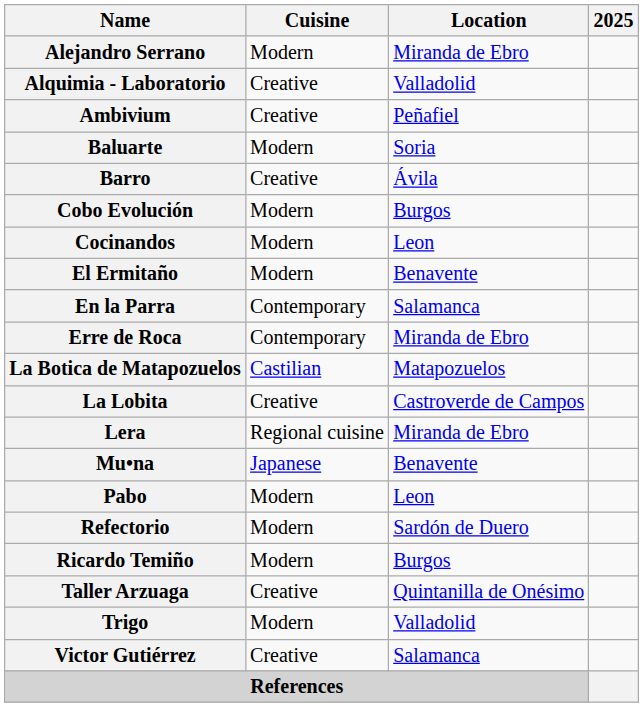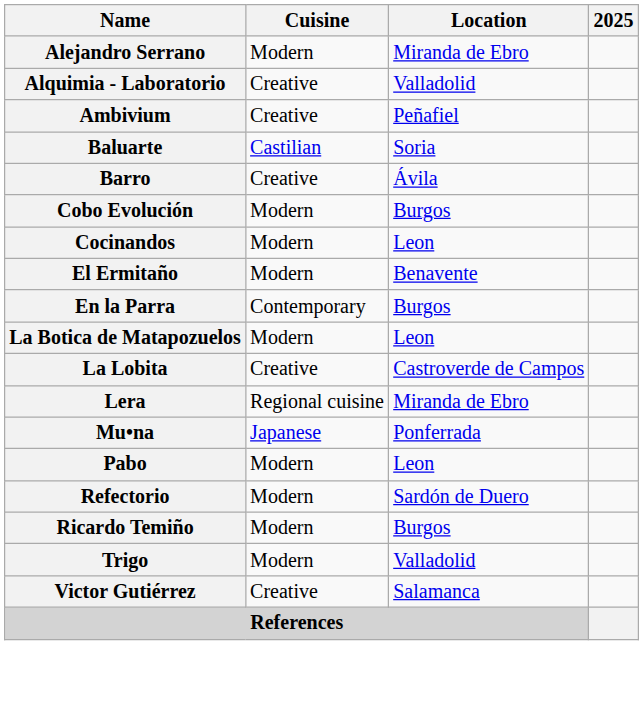(282, 147) Modern -> (286, 147) Castilian
(437, 305) Salamanca -> (422, 305) Burgos
- row: (125, 337)
(286, 369) Castilian -> (282, 337) Modern
(449, 369) Matapozuelos -> (414, 337) Leon
(435, 464) Benavente -> (437, 432) Ponferrada
- row: (125, 591)
